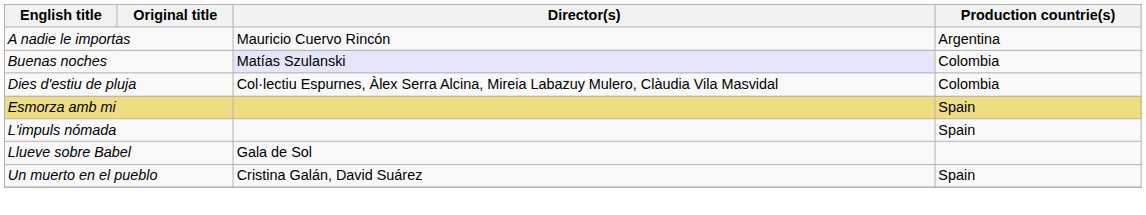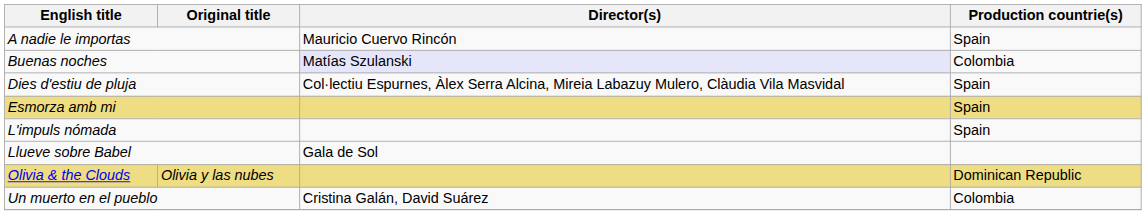(969, 38) Argentina -> (972, 38) Spain
(969, 84) Colombia -> (972, 84) Spain
+ row: (69, 175)
(957, 175) Spain -> (984, 198) Colombia
